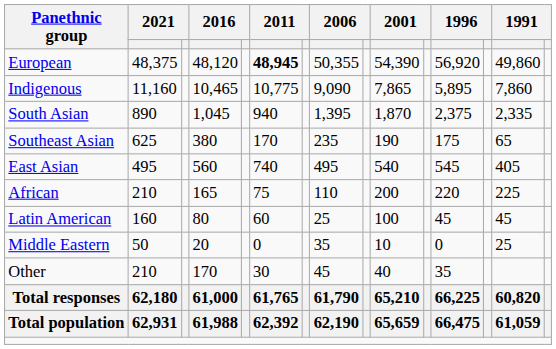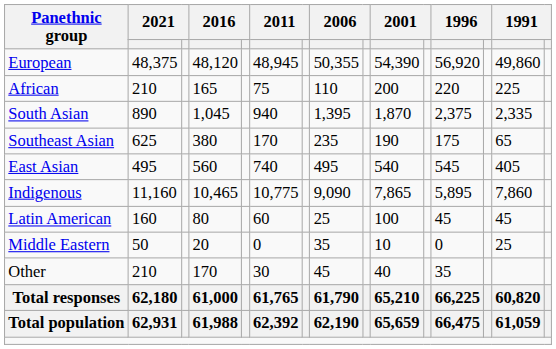(276, 62) bold -> (276, 62) normal
rows swapped: (45, 88) <-> (33, 192)
